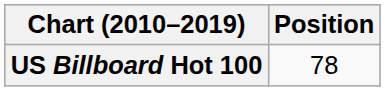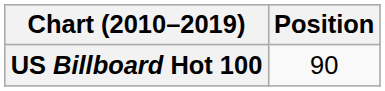(324, 65) 78 -> (324, 65) 90
